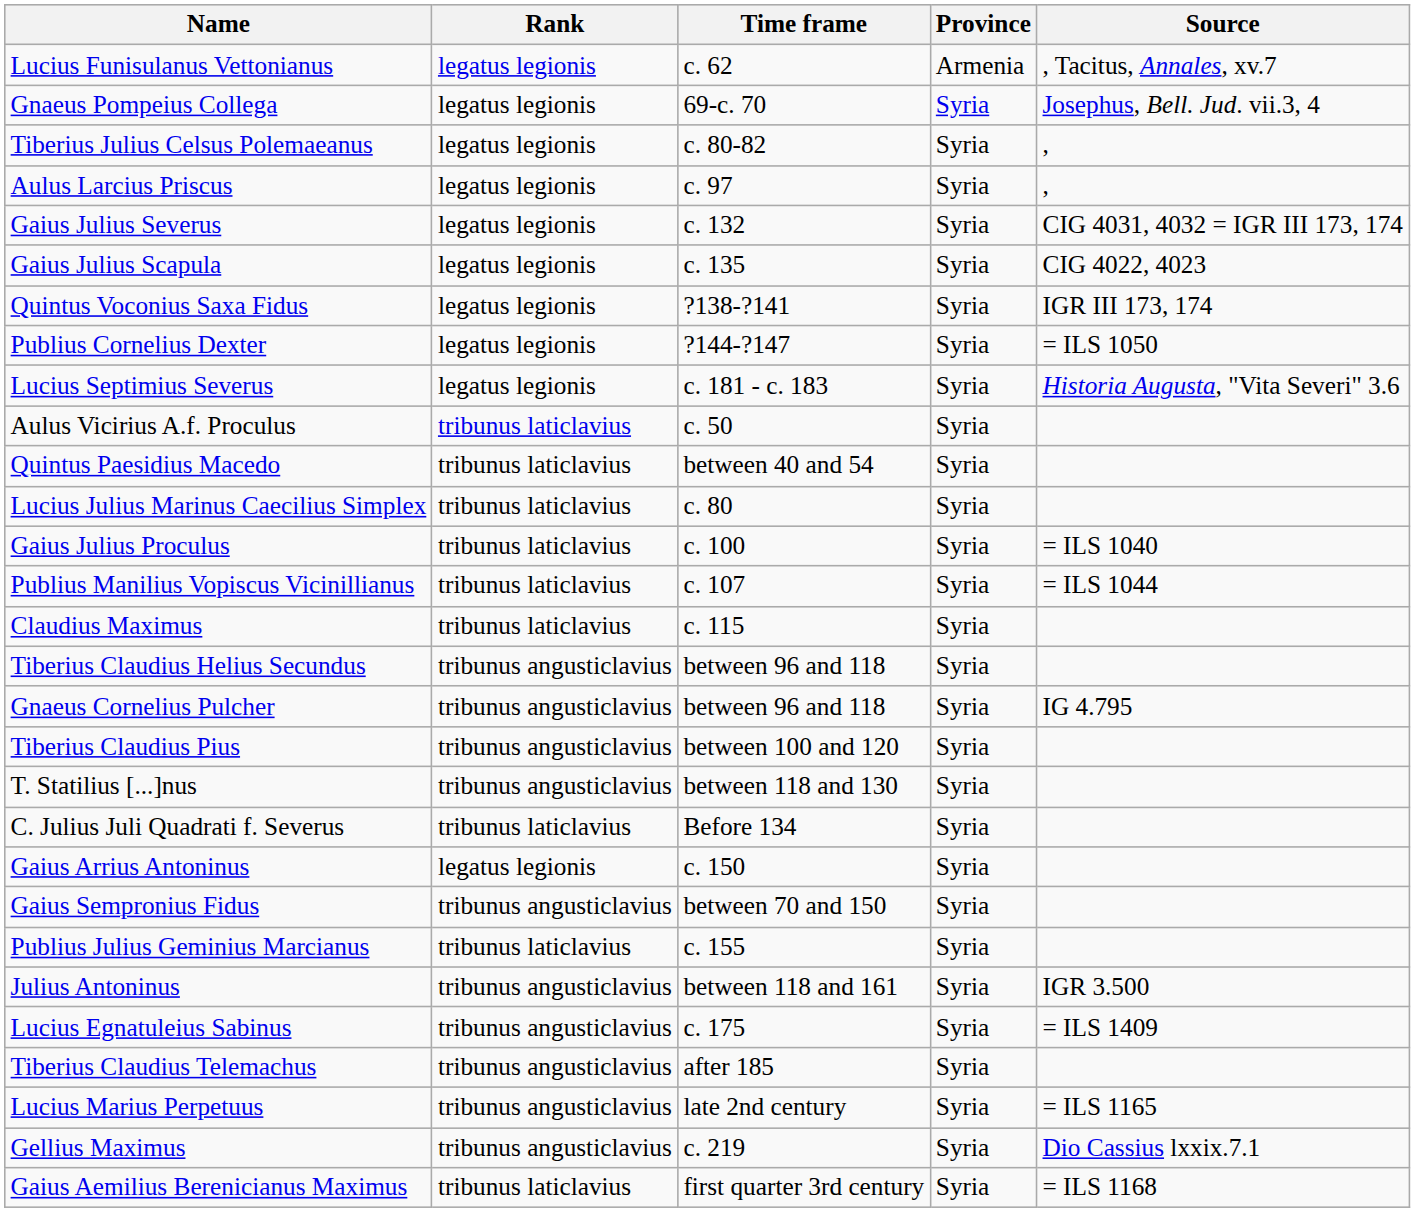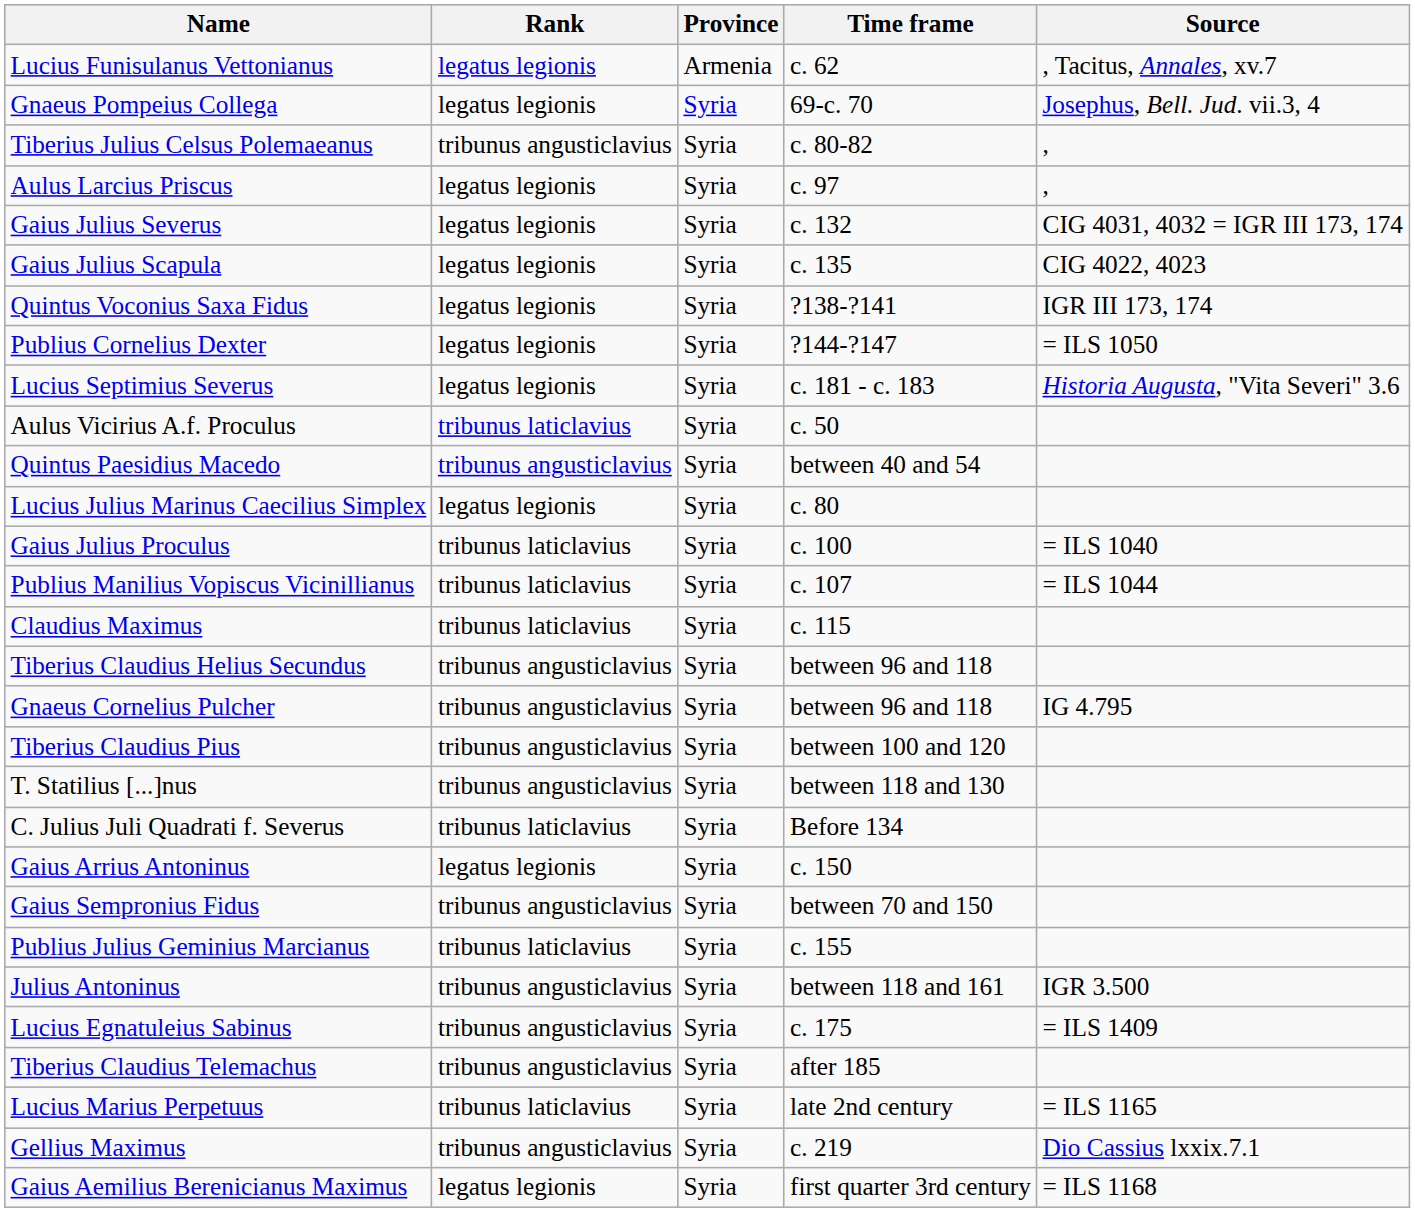columns swapped: (804, 24) <-> (983, 24)
(517, 144) legatus legionis -> (555, 144) tribunus angusticlavius
(534, 465) tribunus laticlavius -> (555, 465) tribunus angusticlavius
(534, 505) tribunus laticlavius -> (517, 505) legatus legionis
(555, 1107) tribunus angusticlavius -> (534, 1107) tribunus laticlavius
(534, 1187) tribunus laticlavius -> (517, 1187) legatus legionis
